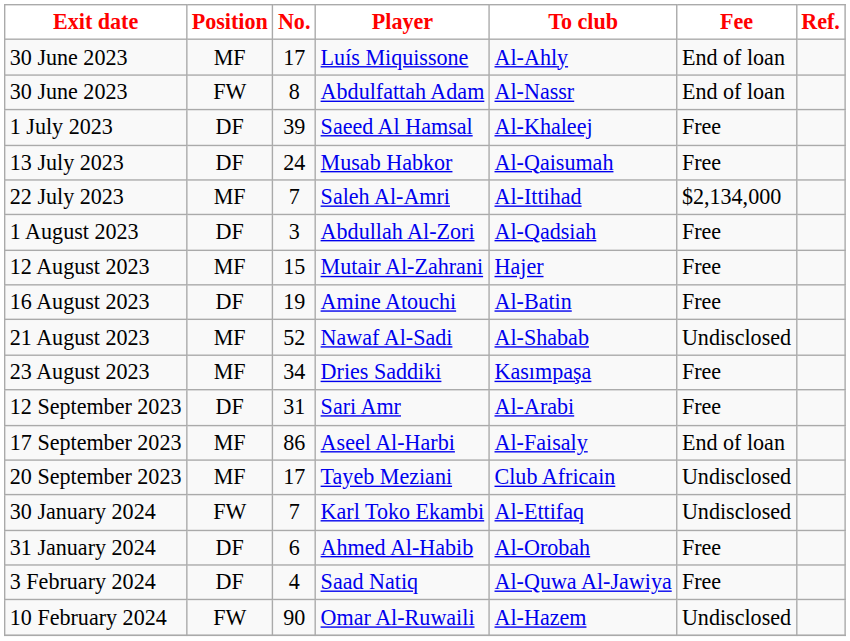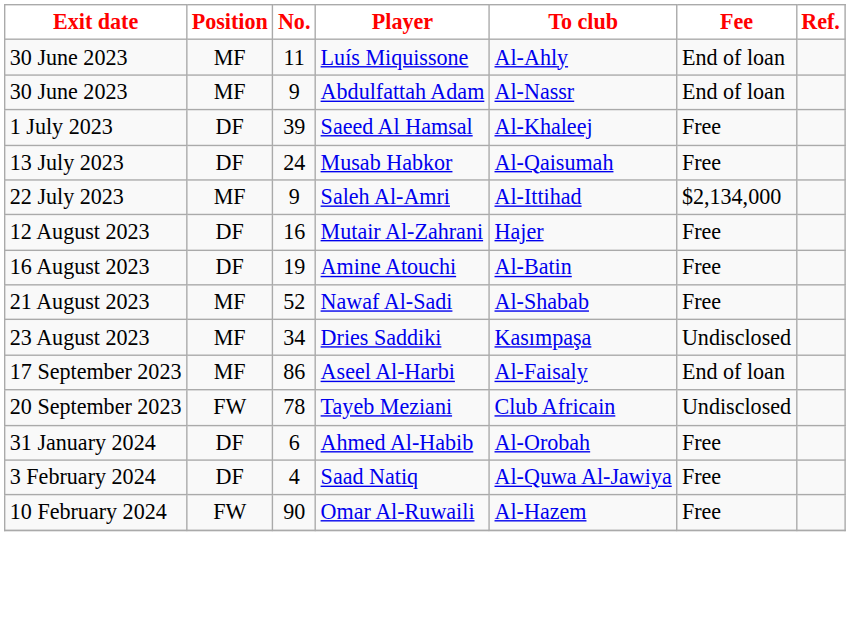(294, 57) 17 -> (294, 57) 11
(230, 92) FW -> (230, 92) MF
(294, 92) 8 -> (294, 92) 9
(294, 197) 7 -> (294, 197) 9
- row: (398, 232)
(230, 267) MF -> (230, 232) DF
(294, 267) 15 -> (294, 232) 16
(736, 337) Undisclosed -> (702, 302) Free
(702, 372) Free -> (736, 337) Undisclosed
- row: (361, 407)
(230, 477) MF -> (230, 407) FW
(294, 477) 17 -> (294, 407) 78
- row: (402, 512)
(736, 617) Undisclosed -> (702, 512) Free
